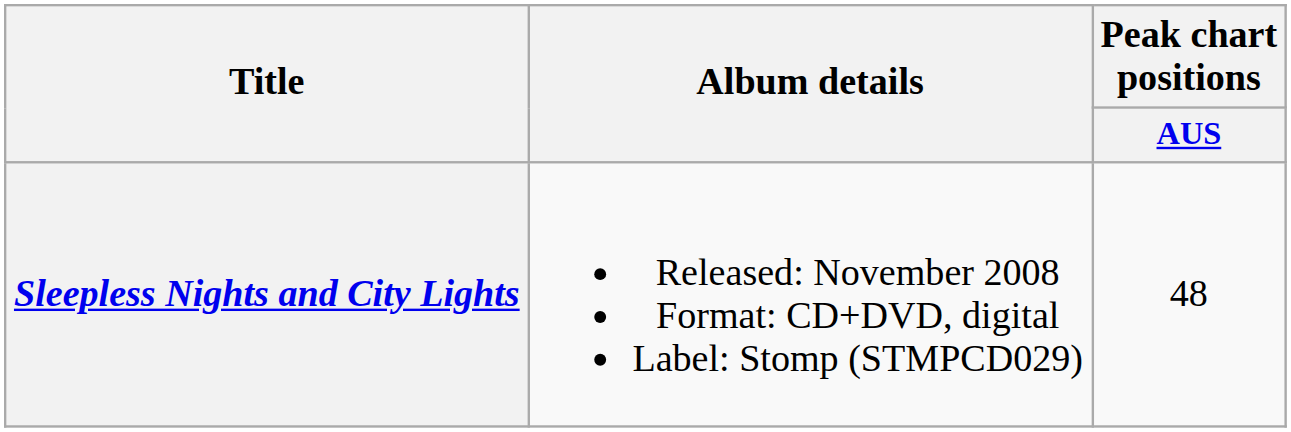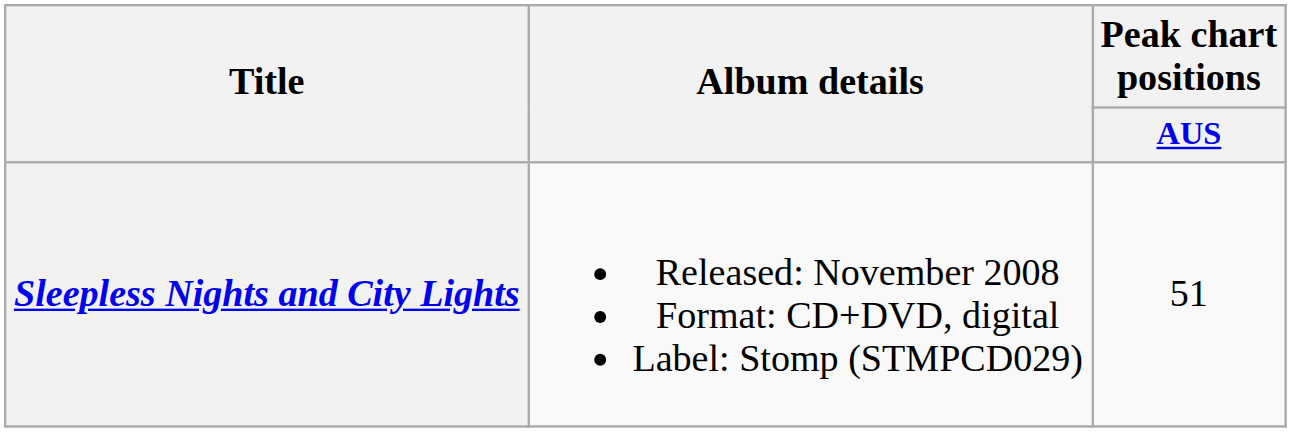(1189, 293) 48 -> (1189, 293) 51
